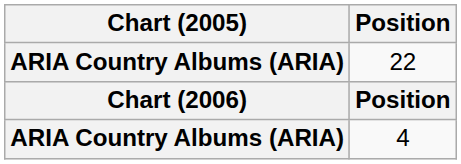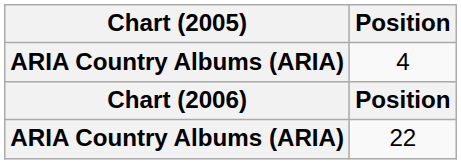rows swapped: (403, 138) <-> (403, 61)
